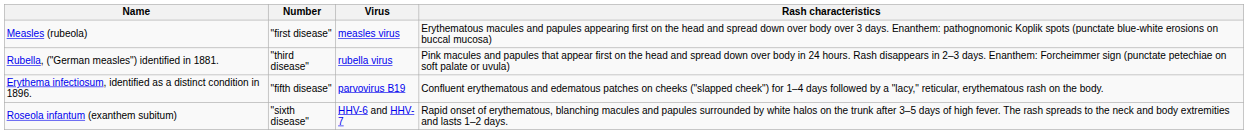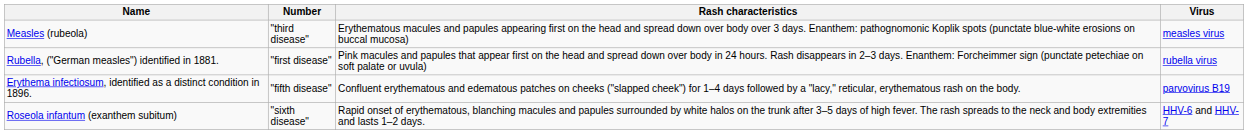columns swapped: (377, 12) <-> (831, 12)
(301, 34) "first disease" -> (290, 34) "third disease"
(290, 61) "third disease" -> (301, 61) "first disease"
